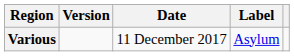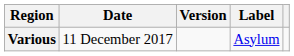columns swapped: (172, 16) <-> (86, 16)
